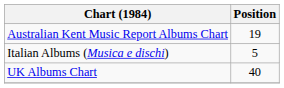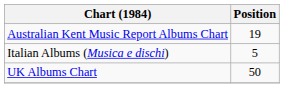(255, 72) 40 -> (255, 72) 50
